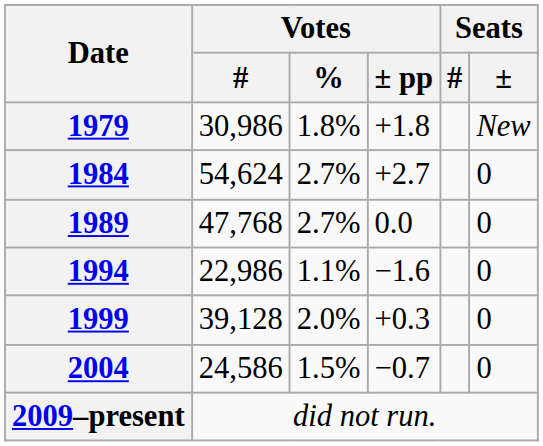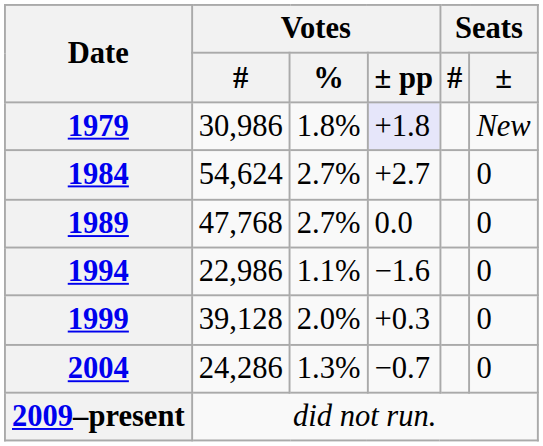(402, 125) no background -> (402, 125) lavender background
(241, 367) 24,586 -> (241, 367) 24,286
(329, 367) 1.5% -> (329, 367) 1.3%
